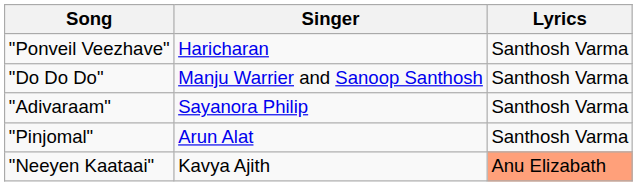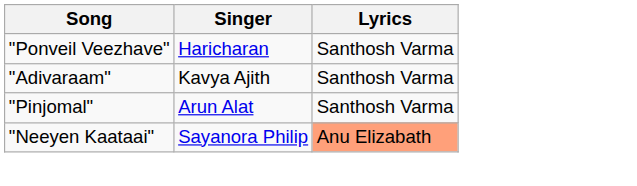- row: (56, 78)
(243, 107) Sayanora Philip -> (224, 78) Kavya Ajith
(224, 166) Kavya Ajith -> (243, 136) Sayanora Philip
